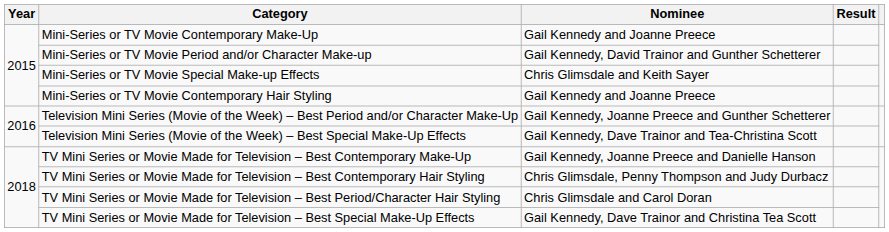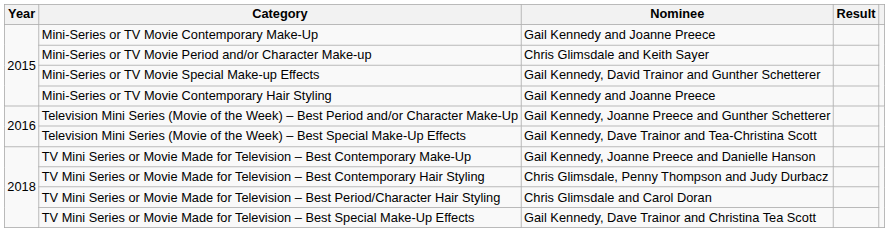(672, 55) Gail Kennedy, David Trainor and Gunther Schetterer -> (617, 55) Chris Glimsdale and Keith Sayer
(617, 75) Chris Glimsdale and Keith Sayer -> (672, 75) Gail Kennedy, David Trainor and Gunther Schetterer
